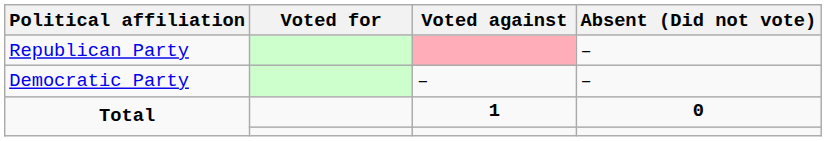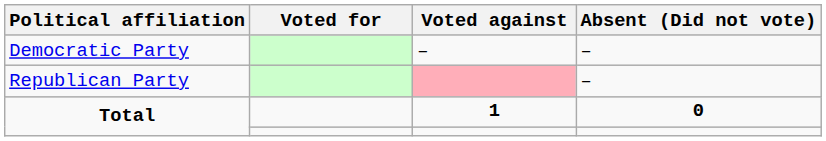rows swapped: (99, 81) <-> (99, 50)
